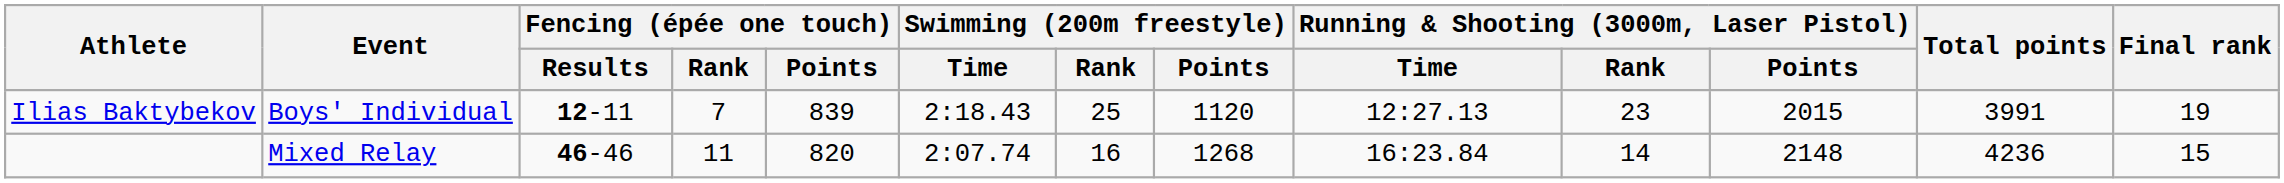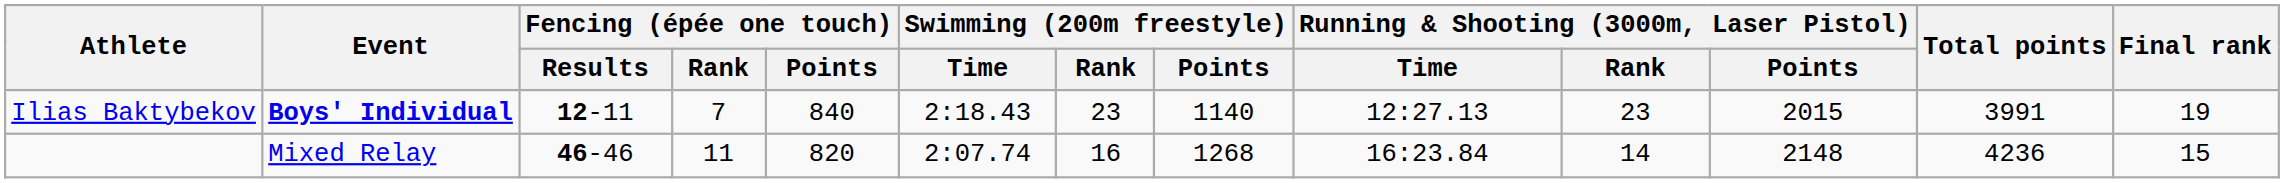(391, 112) normal -> (391, 112) bold
(832, 112) 839 -> (832, 112) 840
(1106, 112) 25 -> (1106, 112) 23
(1224, 112) 1120 -> (1224, 112) 1140
